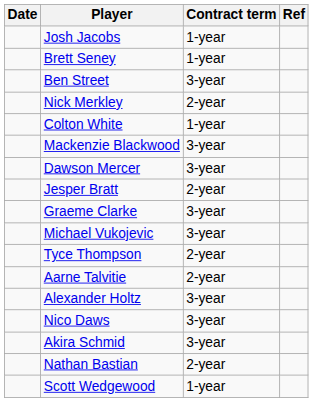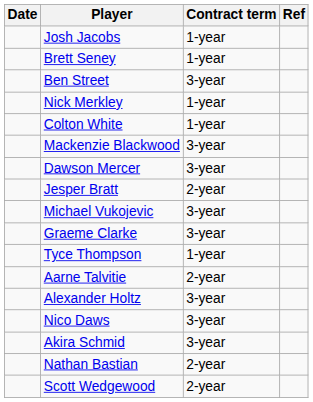(206, 102) 2-year -> (206, 102) 1-year
rows swapped: (90, 211) <-> (99, 233)
(206, 255) 2-year -> (206, 255) 1-year
(206, 386) 1-year -> (206, 386) 2-year
